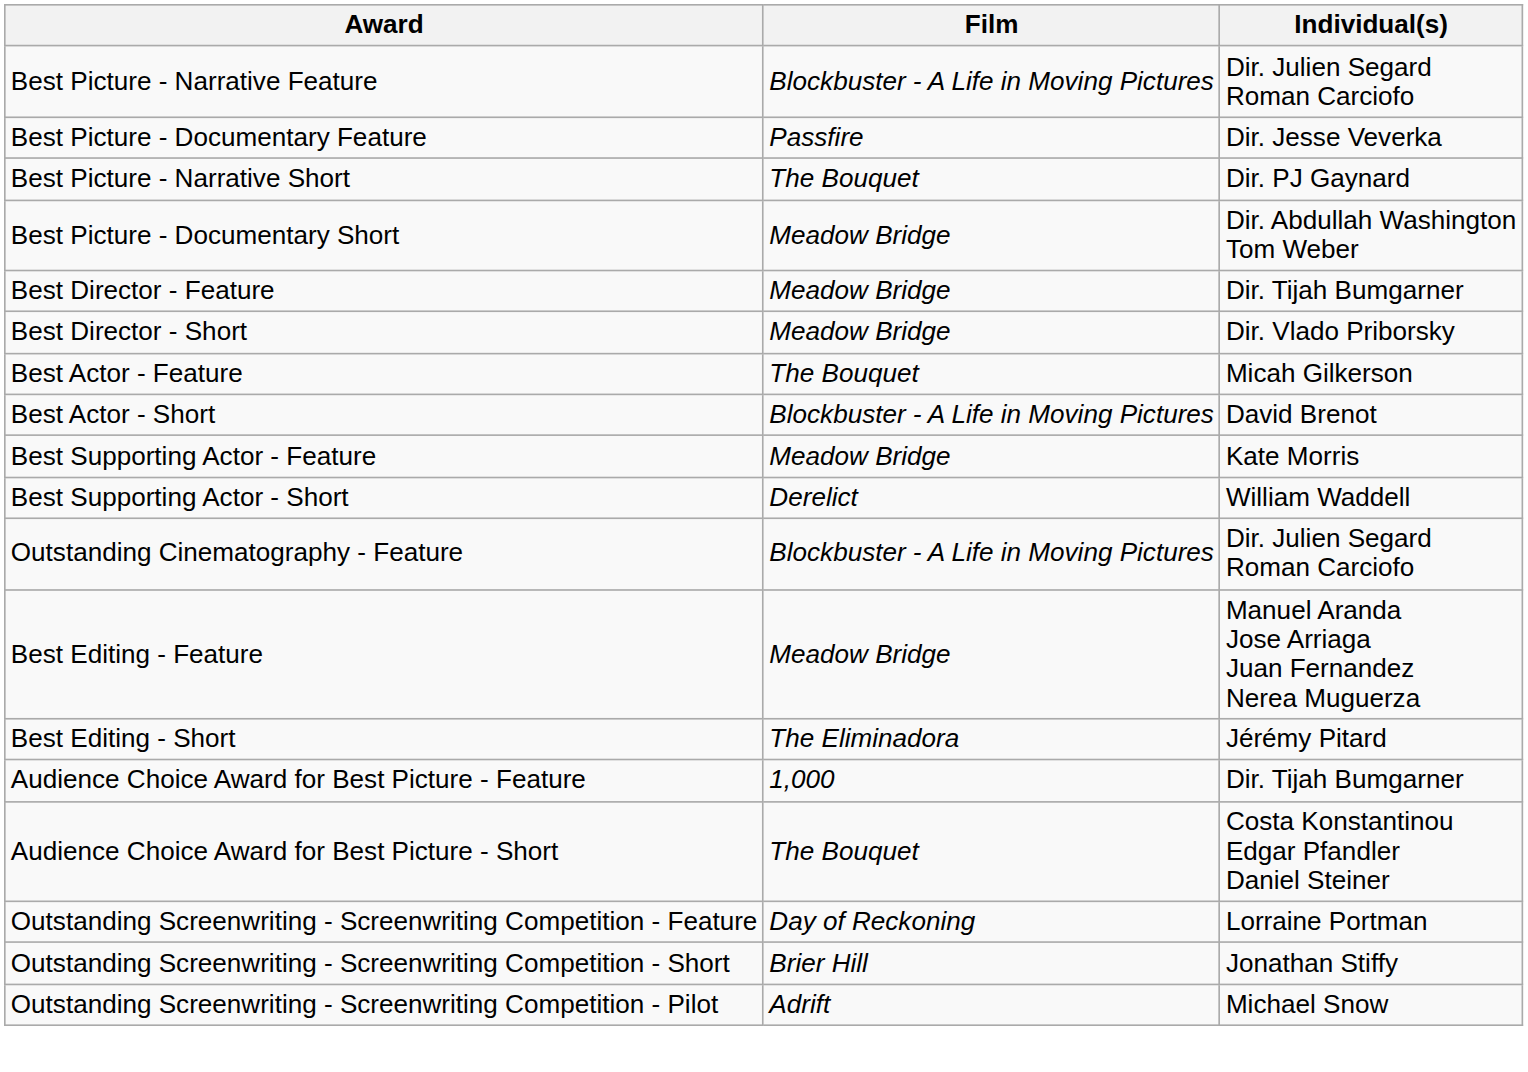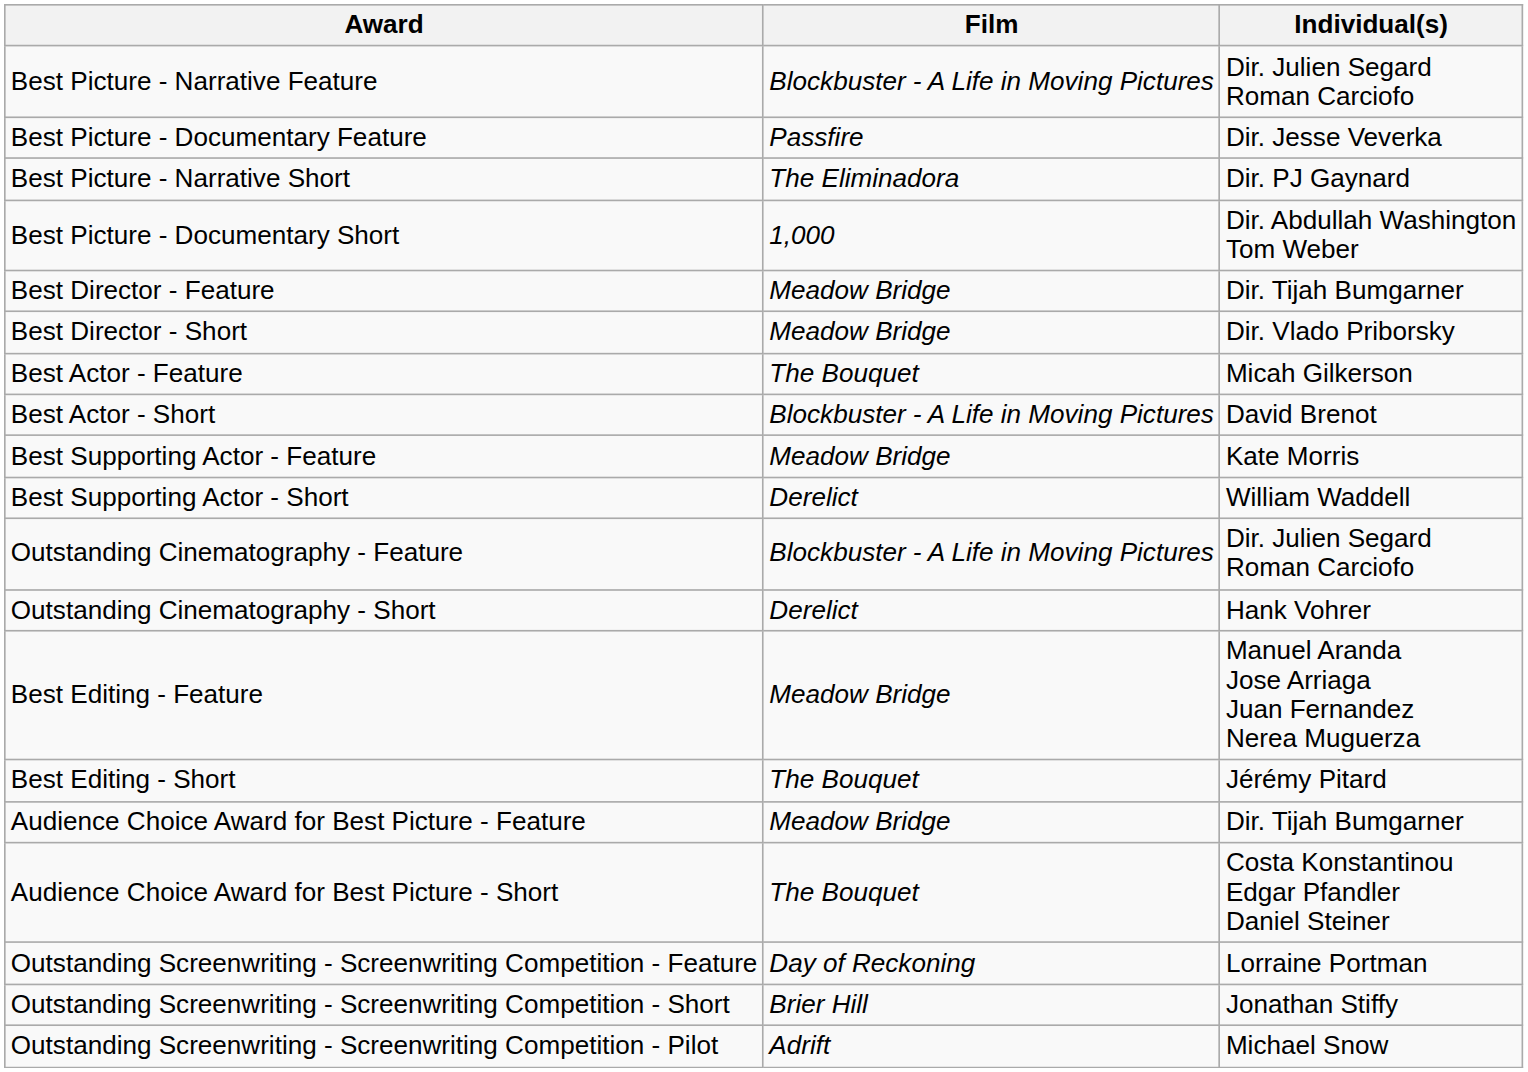(844, 178) The Bouquet -> (864, 178) The Eliminadora
(860, 234) Meadow Bridge -> (802, 234) 1,000
+ row: (223, 609)
(864, 738) The Eliminadora -> (844, 780) The Bouquet
(802, 780) 1,000 -> (860, 821) Meadow Bridge
